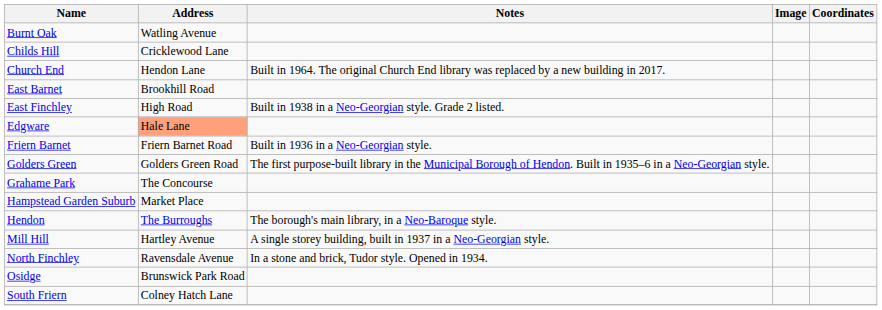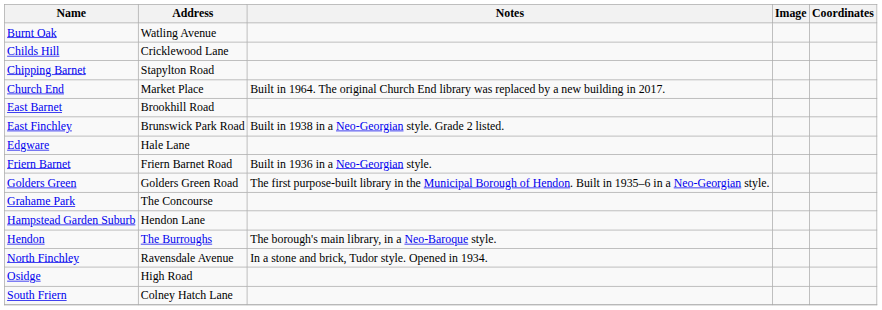+ row: (46, 70)
(173, 70) Hendon Lane -> (172, 88) Market Place
(167, 107) High Road -> (193, 126) Brunswick Park Road
(165, 126) lightsalmon background -> (165, 145) no background
(172, 201) Market Place -> (173, 220) Hendon Lane
- row: (28, 239)
(193, 276) Brunswick Park Road -> (167, 276) High Road
